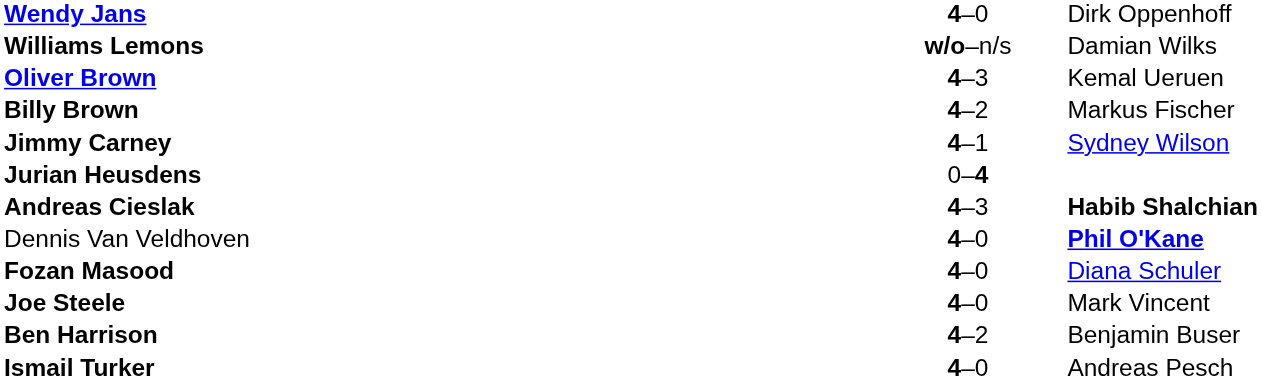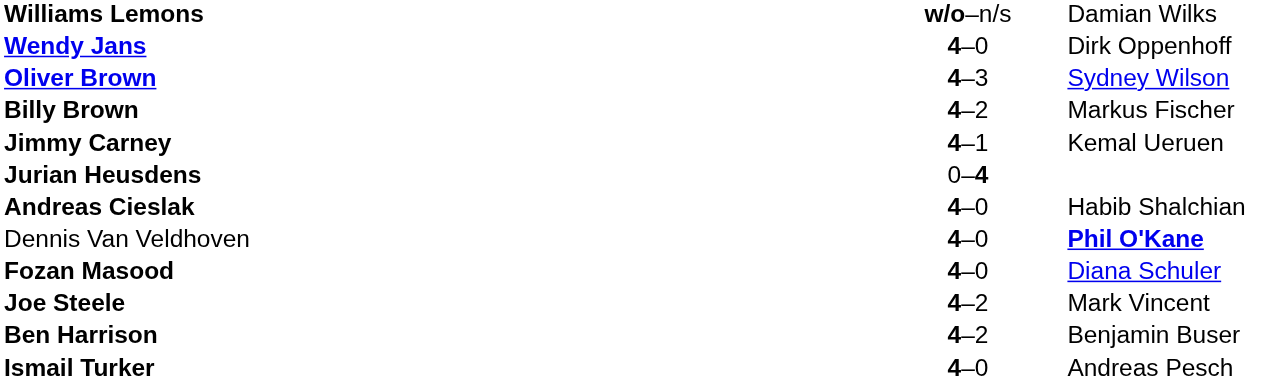rows swapped: (104, 46) <-> (75, 14)
(1146, 78) Kemal Ueruen -> (1148, 78) Sydney Wilson
(1148, 142) Sydney Wilson -> (1146, 142) Kemal Ueruen
(968, 206) 4–3 -> (968, 206) 4–0
(1163, 206) bold -> (1157, 206) normal
(968, 303) 4–0 -> (968, 303) 4–2
